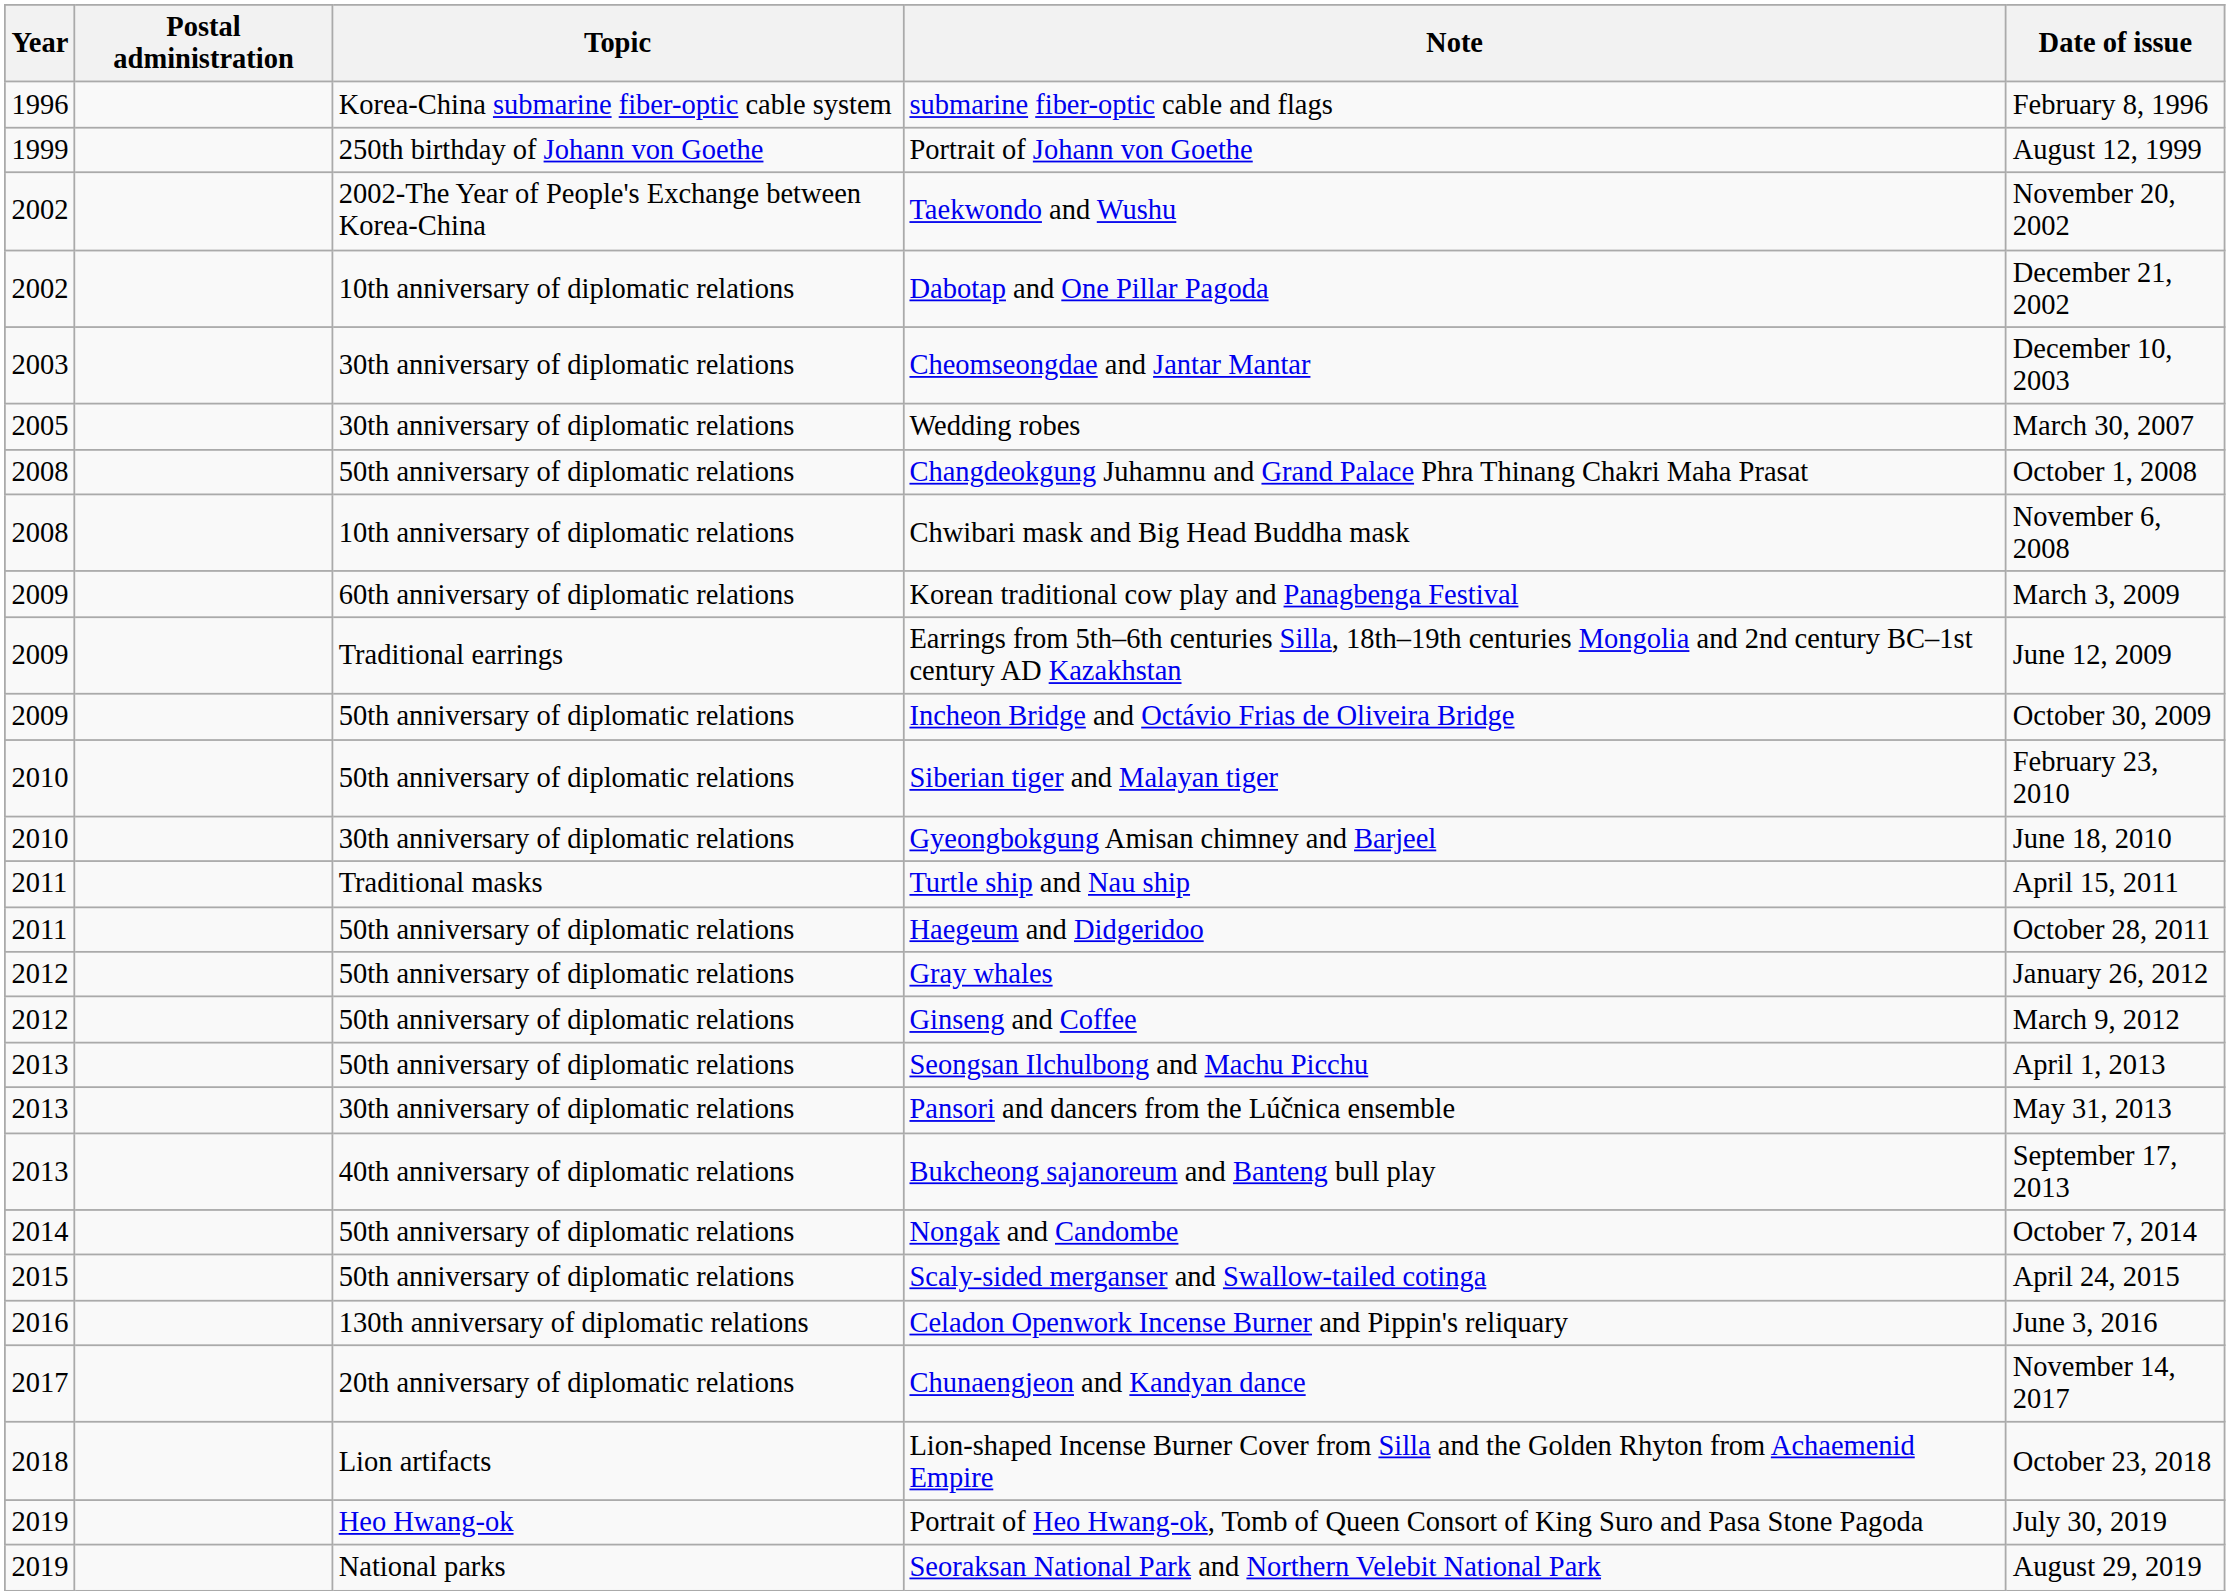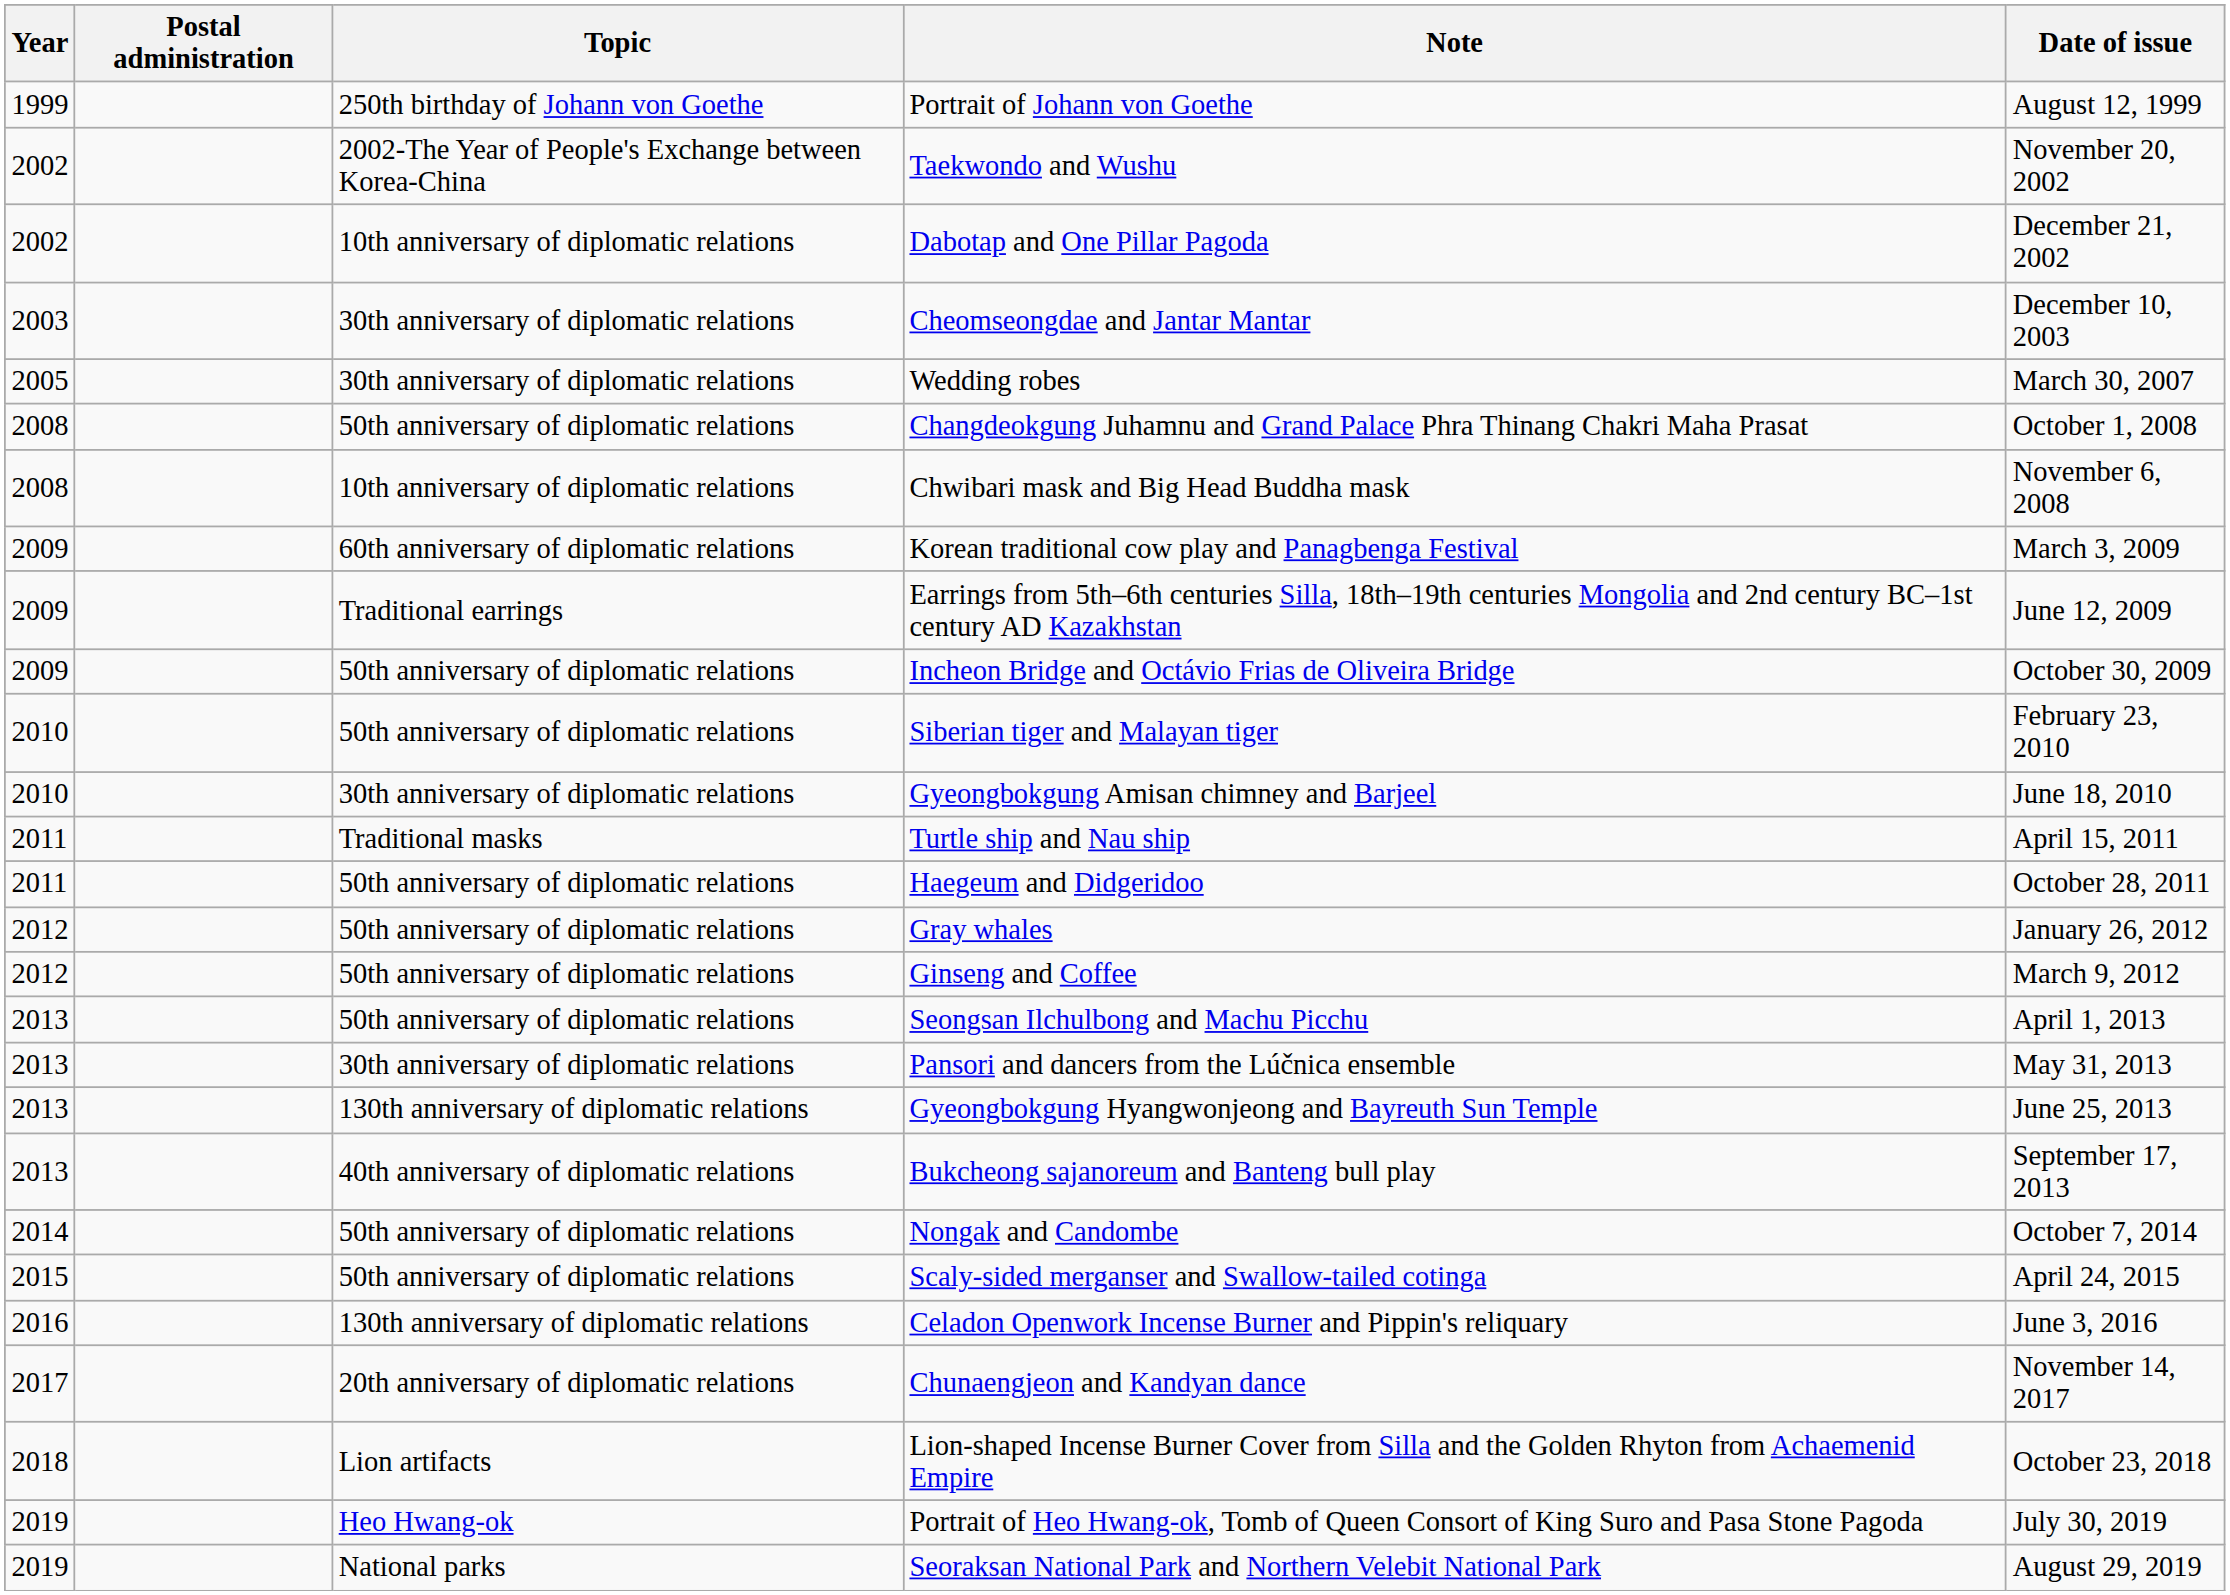- row: (1121, 104)
+ row: (1253, 1109)
